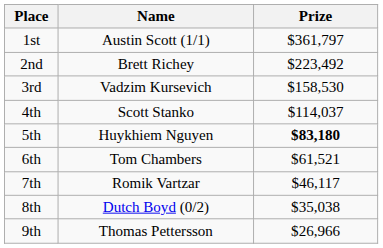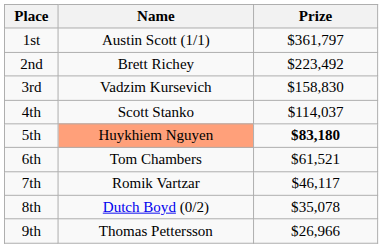(316, 87) $158,530 -> (316, 87) $158,830
(156, 135) no background -> (156, 135) lightsalmon background
(316, 207) $35,038 -> (316, 207) $35,078
